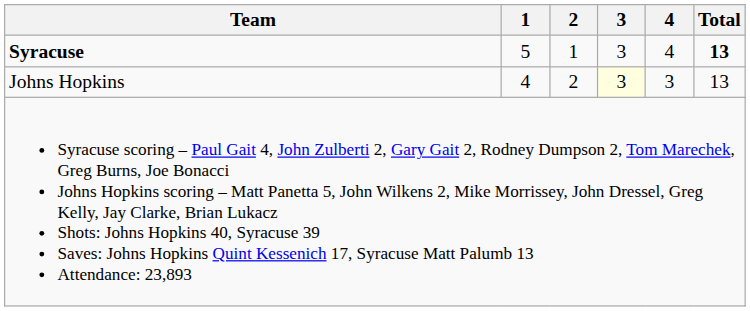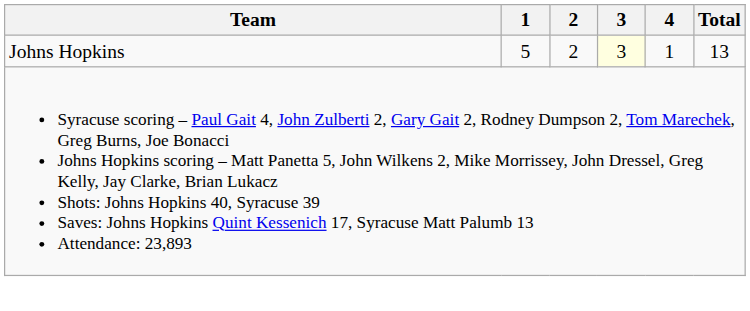- row: (47, 50)
(525, 81) 4 -> (525, 50) 5
(669, 81) 3 -> (669, 50) 1
